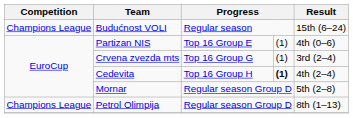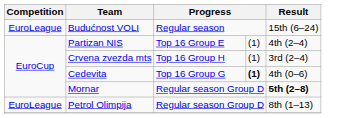(49, 27) Champions League -> (35, 27) EuroLeague
(316, 43) 4th (0–6) -> (288, 43) 4th (2–4)
(218, 58) Top 16 Group G -> (190, 58) Top 16 Group H
(218, 74) Top 16 Group H -> (191, 74) Top 16 Group G
(316, 74) 4th (2–4) -> (288, 74) 4th (0–6)
(316, 89) normal -> (289, 89) bold
(49, 105) Champions League -> (35, 105) EuroLeague
